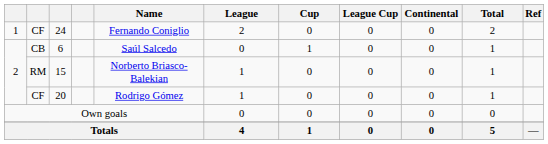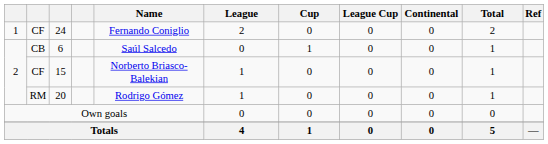(38, 72) RM -> (38, 72) CF
(38, 96) CF -> (38, 96) RM
